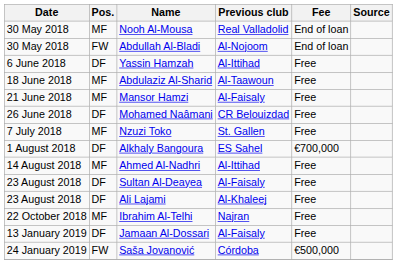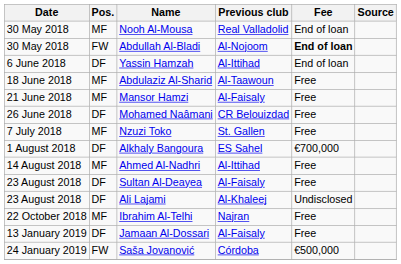(321, 47) normal -> (323, 47) bold
(305, 64) Free -> (321, 64) End of loan
(305, 200) Free -> (323, 200) Undisclosed
